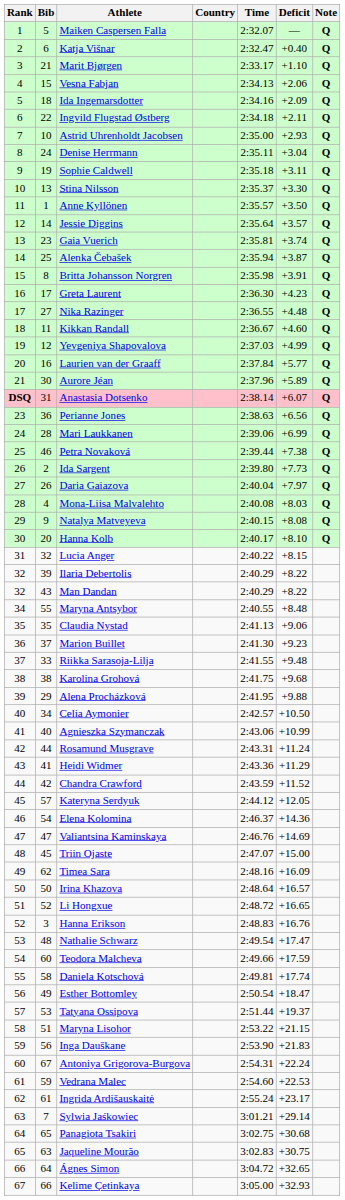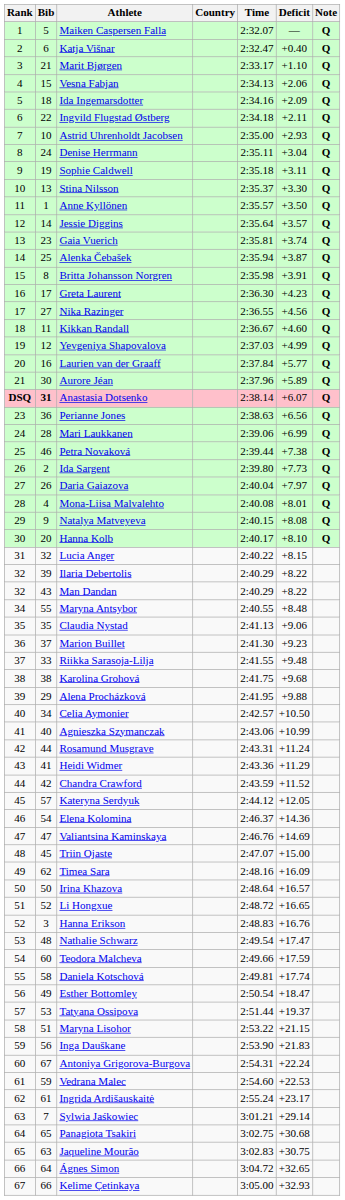(294, 310) +4.48 -> (294, 310) +4.56
(46, 398) normal -> (46, 398) bold
(294, 503) +8.03 -> (294, 503) +8.01
